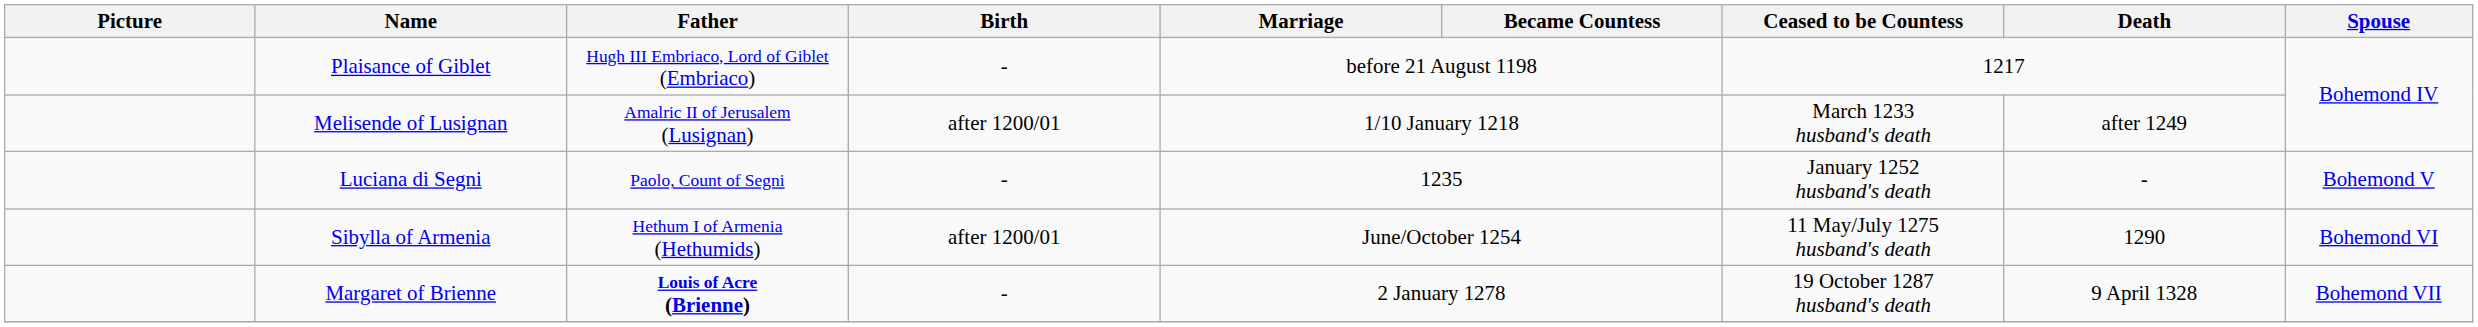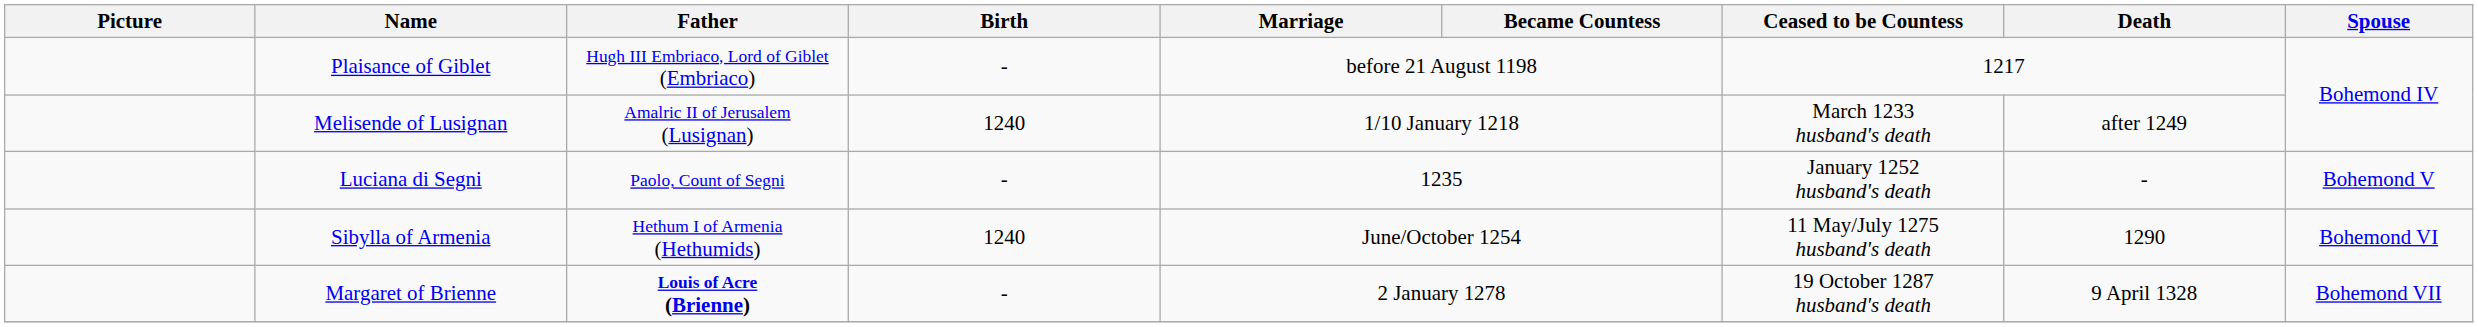(1004, 122) after 1200/01 -> (1004, 122) 1240
(1004, 236) after 1200/01 -> (1004, 236) 1240
